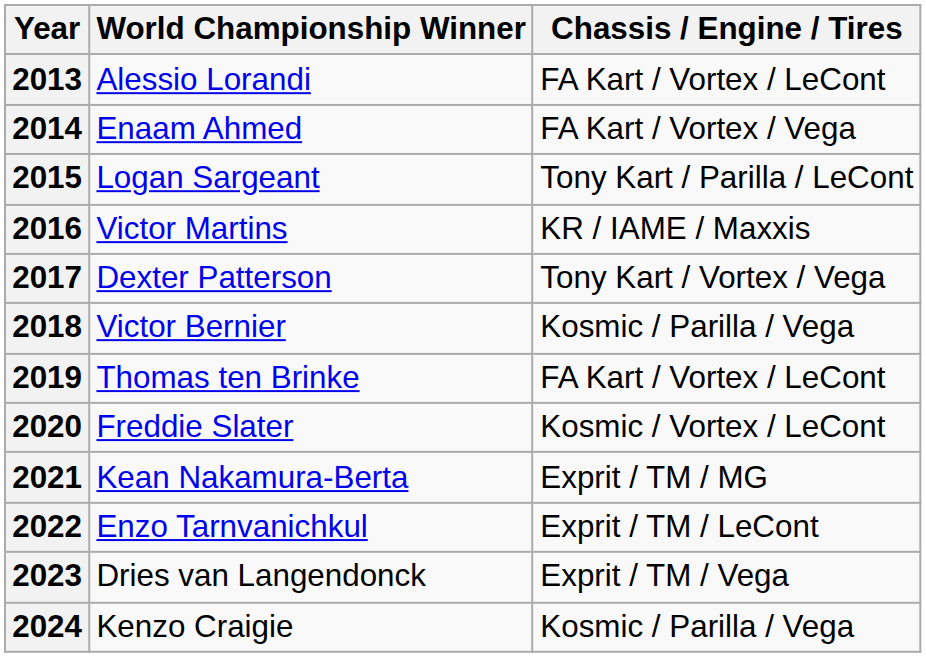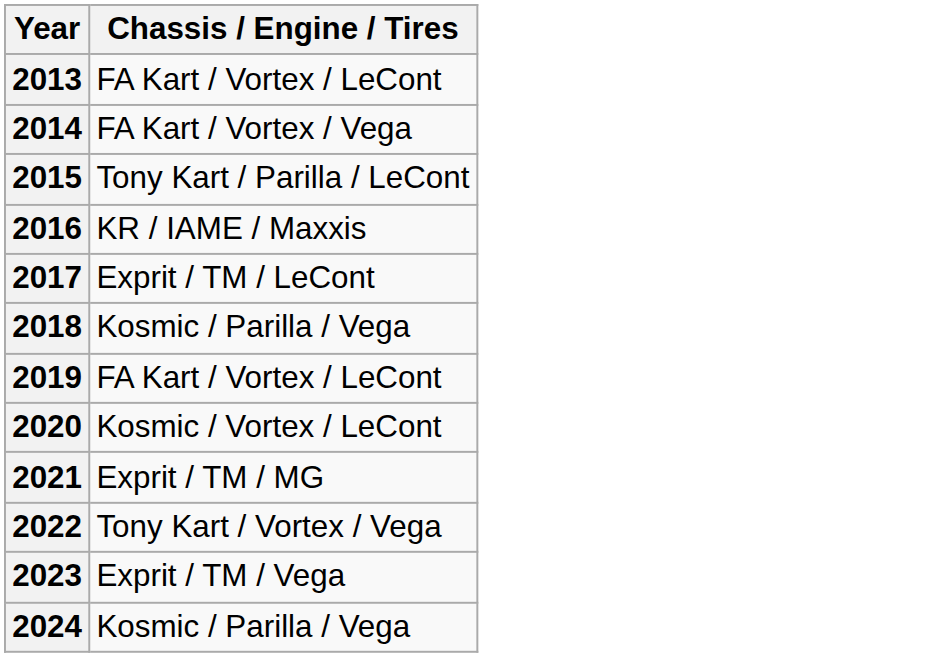- column: (311, 29)
(713, 278) Tony Kart / Vortex / Vega -> (236, 278) Exprit / TM / LeCont
(679, 526) Exprit / TM / LeCont -> (269, 526) Tony Kart / Vortex / Vega
